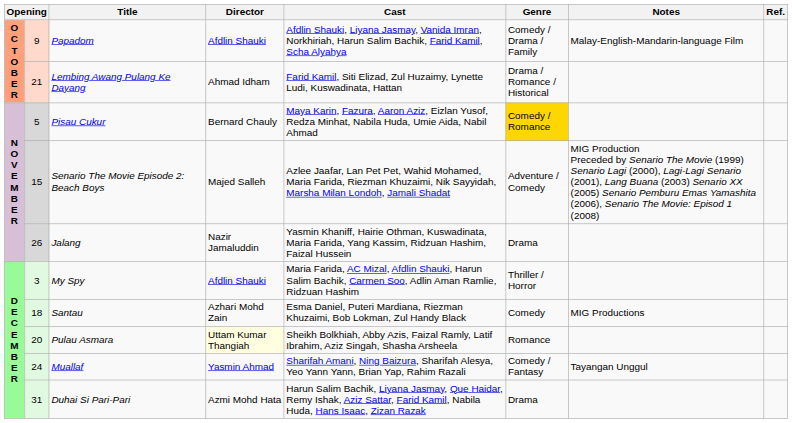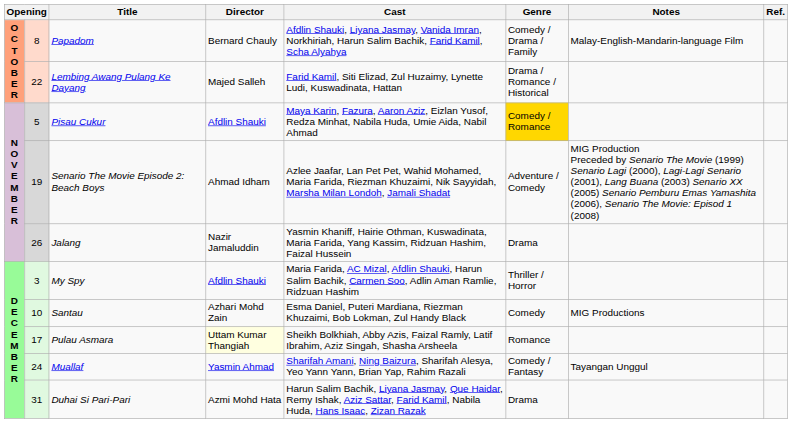(37, 40) 9 -> (37, 40) 8
(237, 40) Afdlin Shauki -> (242, 40) Bernard Chauly
(37, 82) 21 -> (37, 82) 22
(239, 82) Ahmad Idham -> (237, 82) Majed Salleh
(242, 121) Bernard Chauly -> (237, 121) Afdlin Shauki
(37, 182) 15 -> (37, 182) 19
(237, 182) Majed Salleh -> (239, 182) Ahmad Idham
(37, 313) 18 -> (37, 313) 10
(37, 340) 20 -> (37, 340) 17
